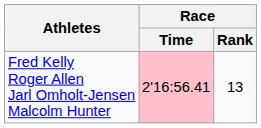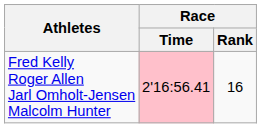(235, 87) 13 -> (235, 87) 16
